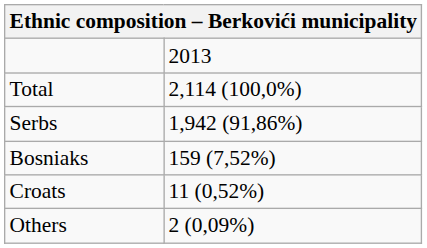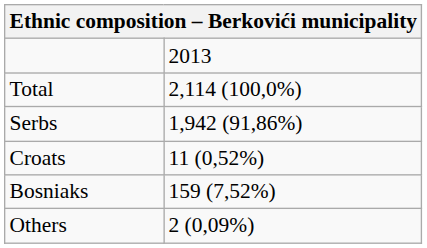rows swapped: (49, 157) <-> (38, 191)
